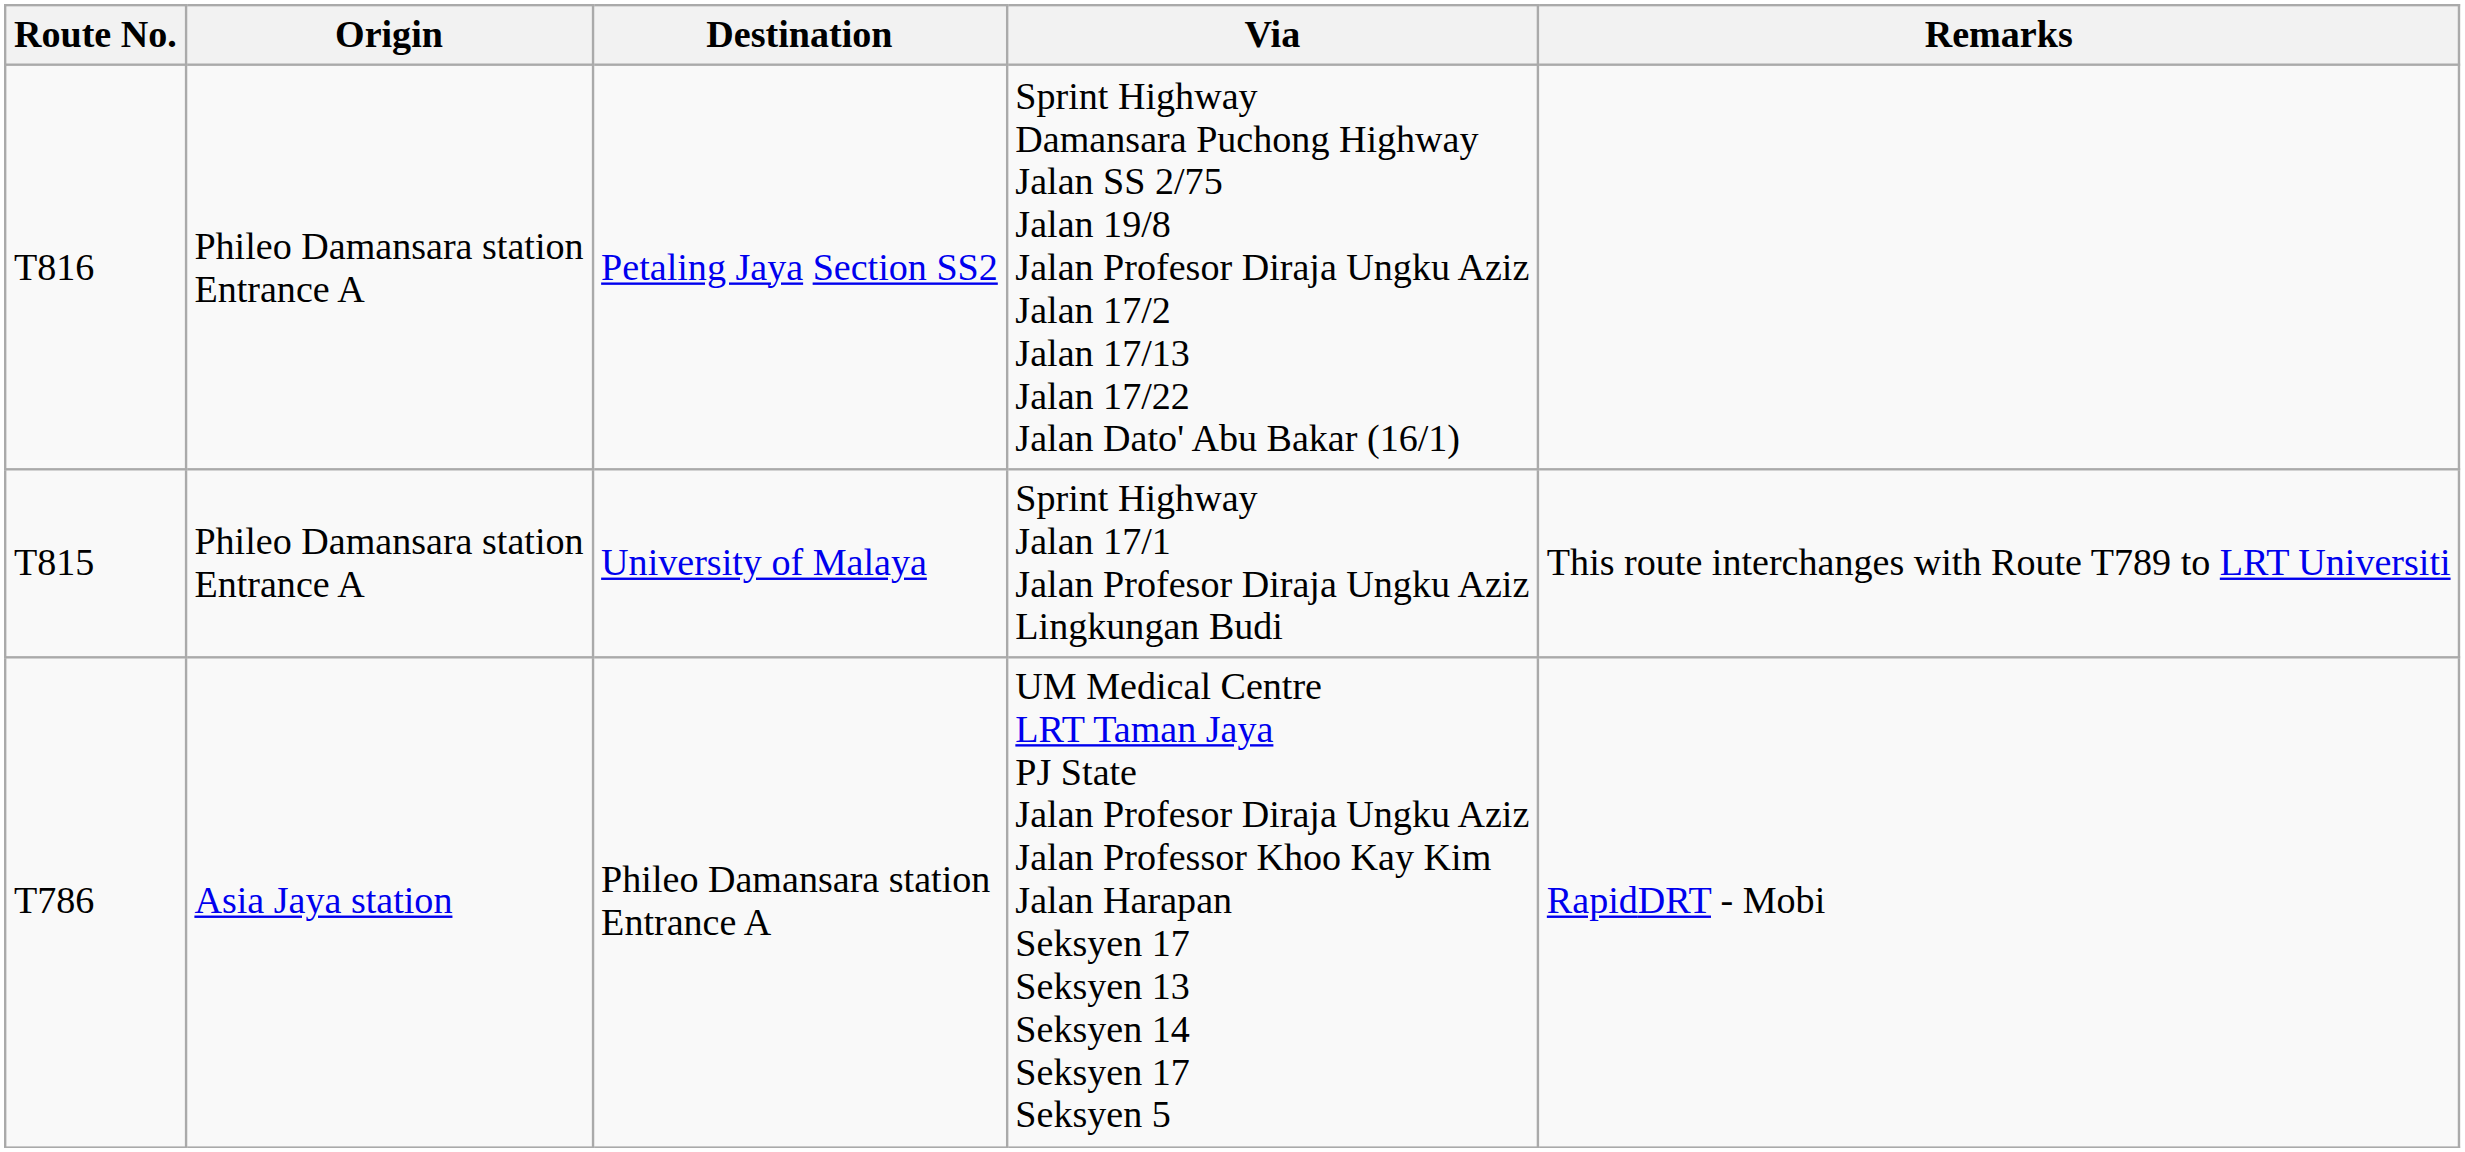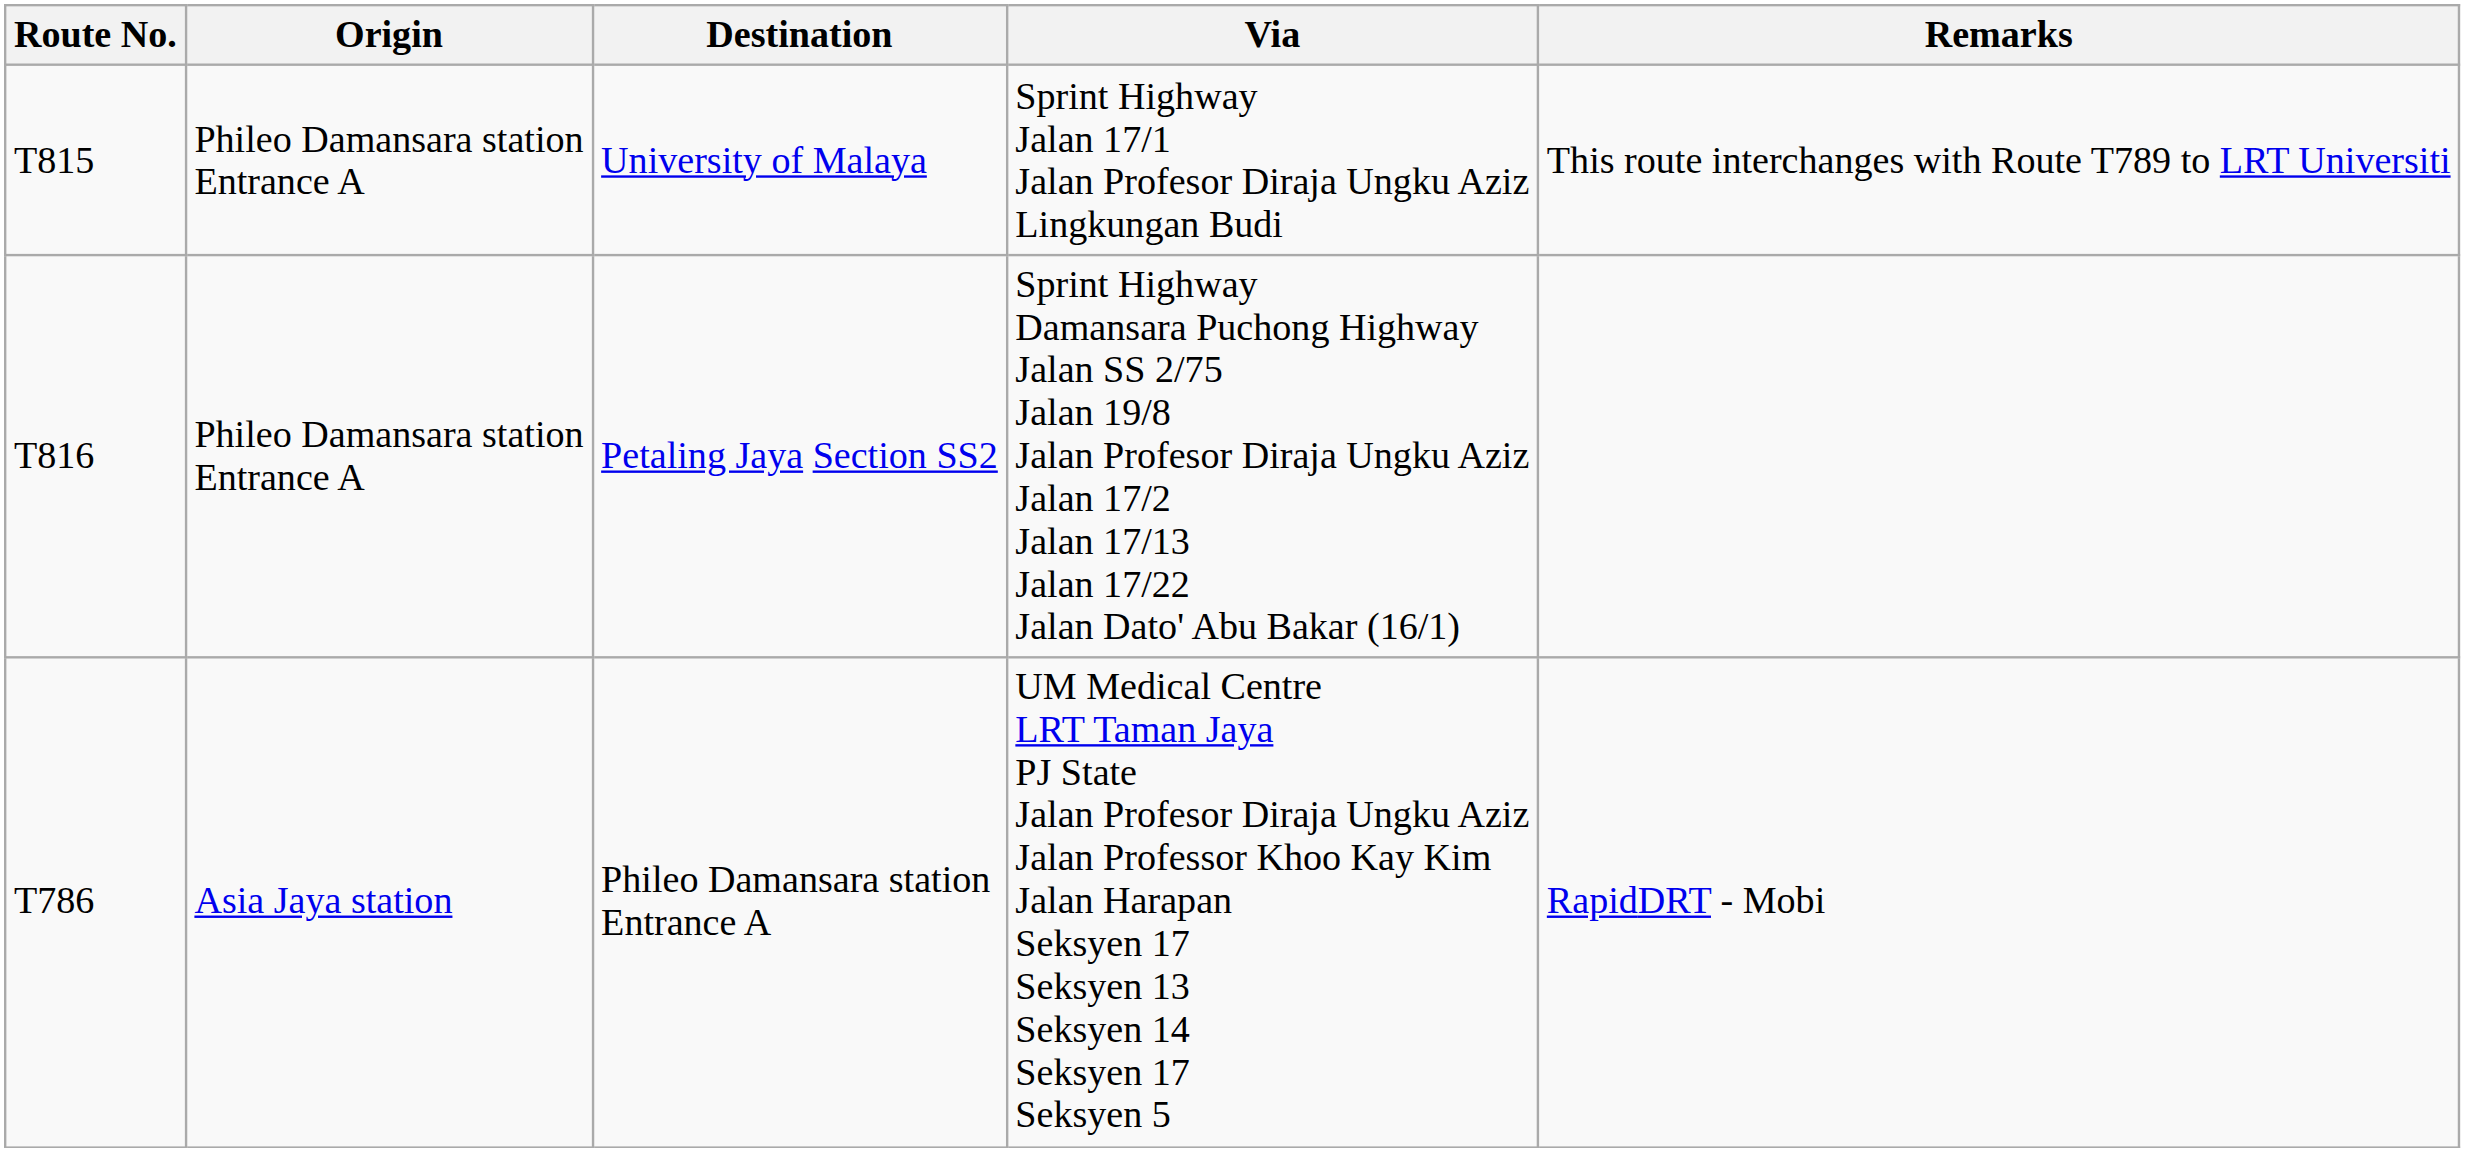rows swapped: (764, 562) <-> (799, 266)
